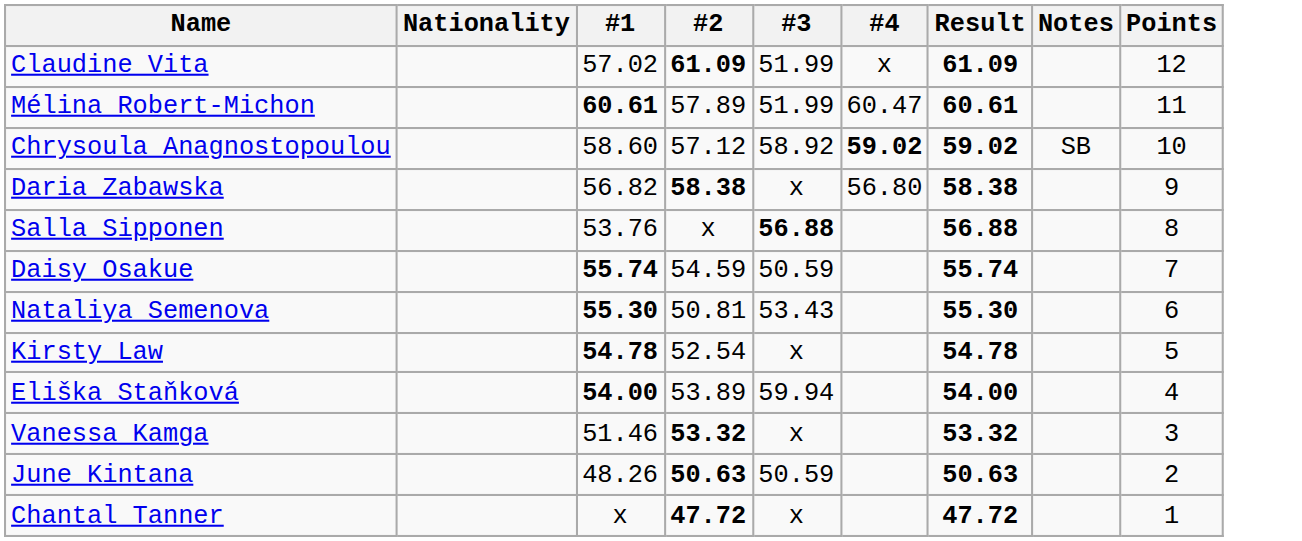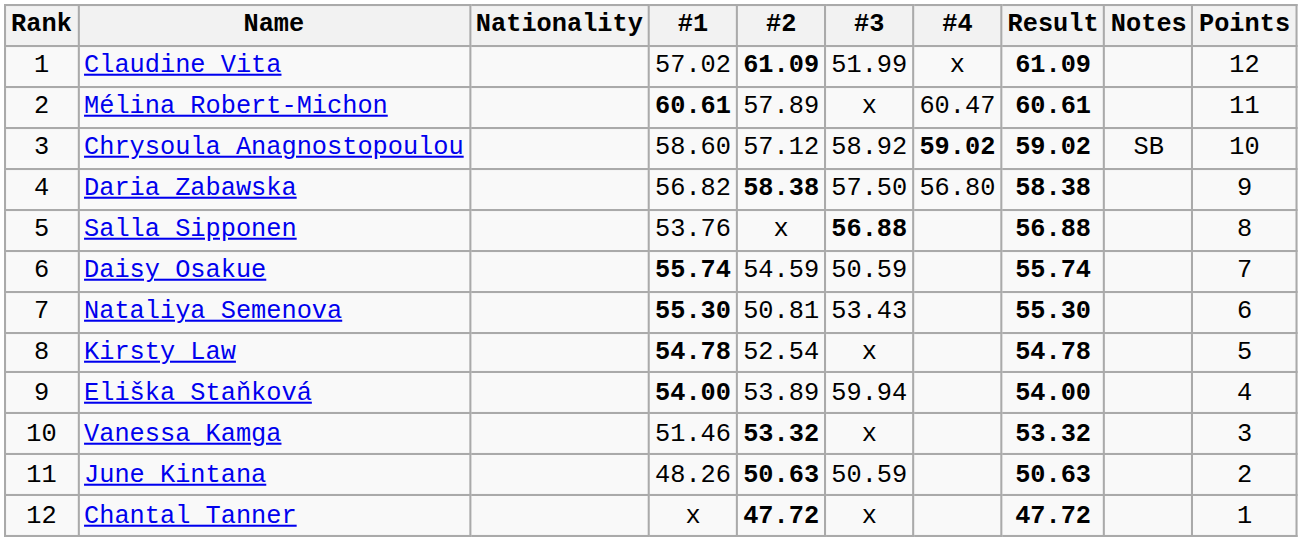+ column: (41, 26)
(796, 108) 51.99 -> (869, 108) x
(796, 189) x -> (869, 189) 57.50
